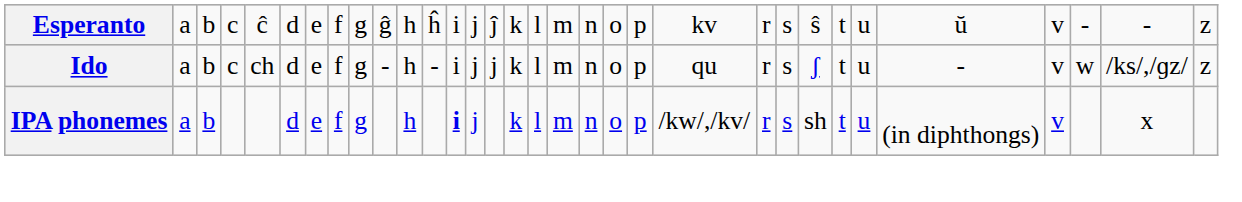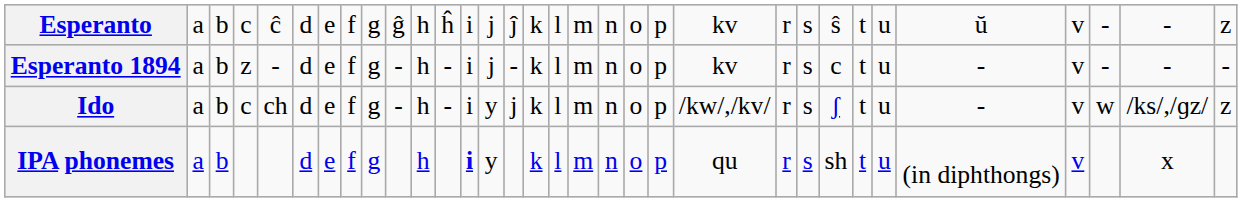+ row: (96, 65)
(475, 65) j -> (491, 106) y
(704, 65) qu -> (725, 106) /kw/,/kv/
(475, 120) j -> (491, 161) y
(704, 120) /kw/,/kv/ -> (725, 161) qu
